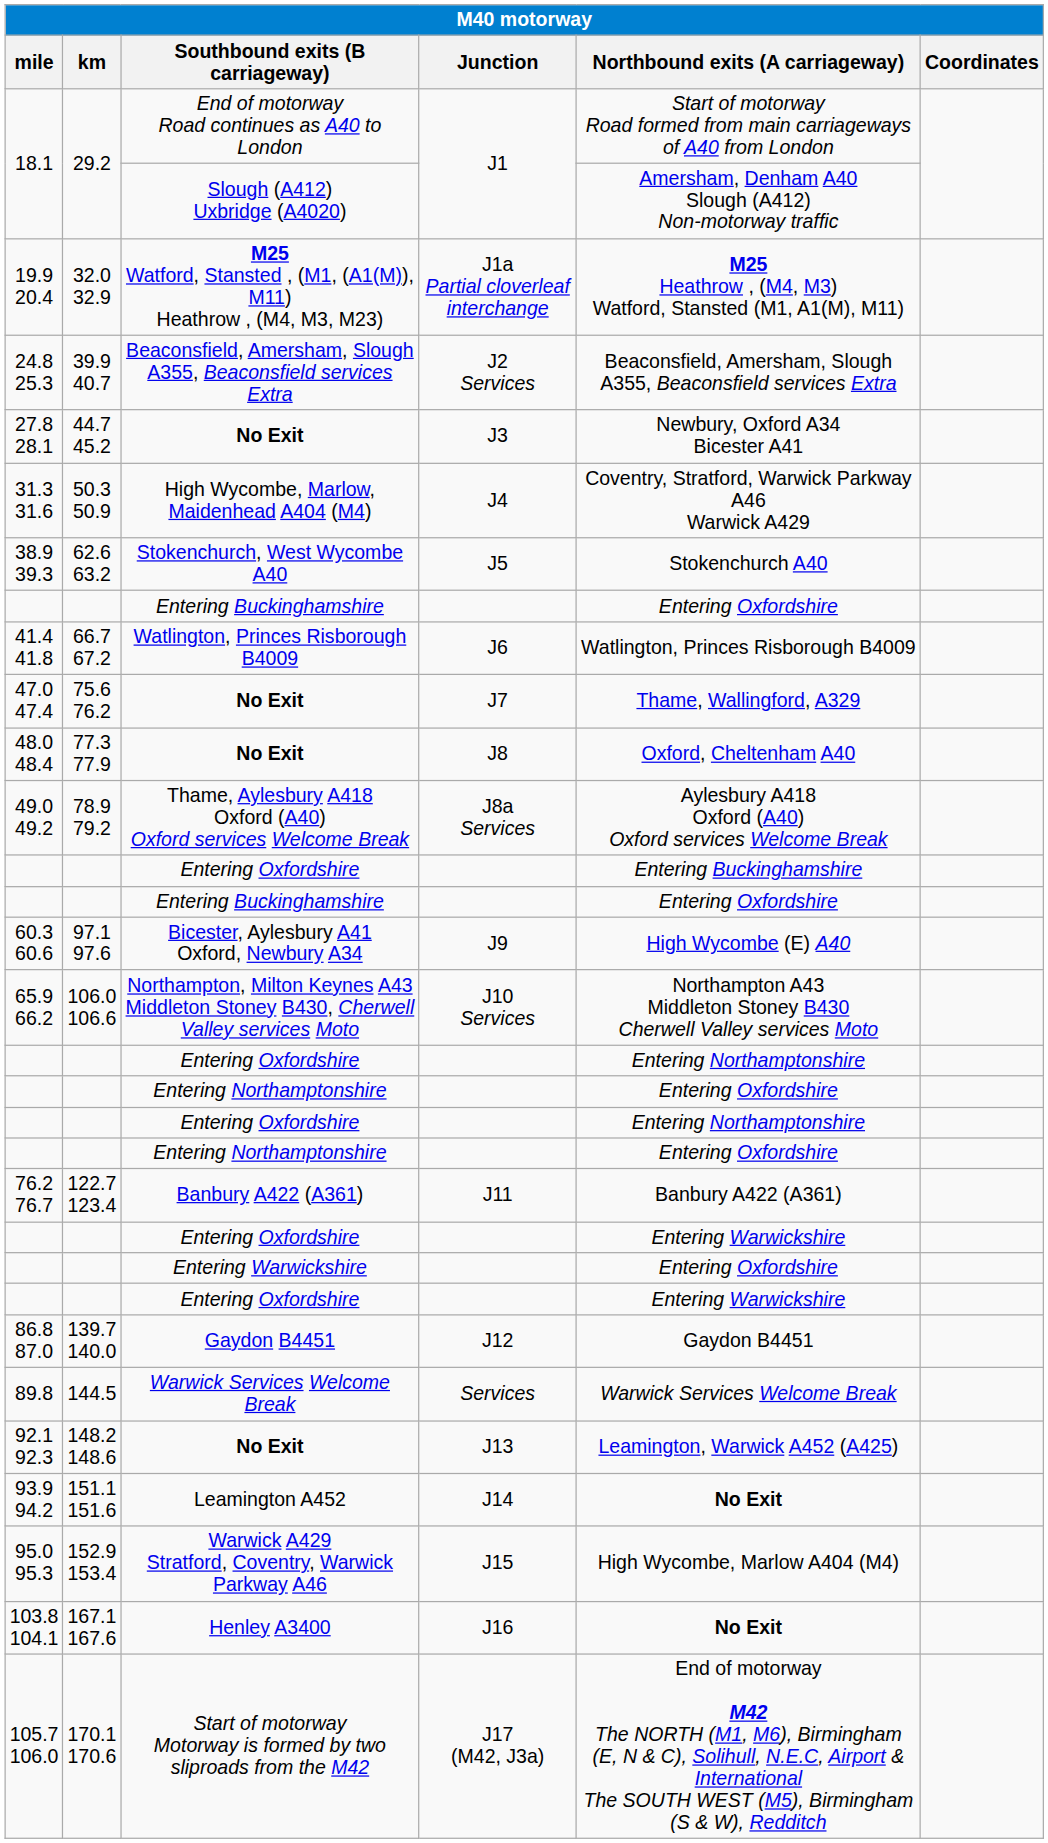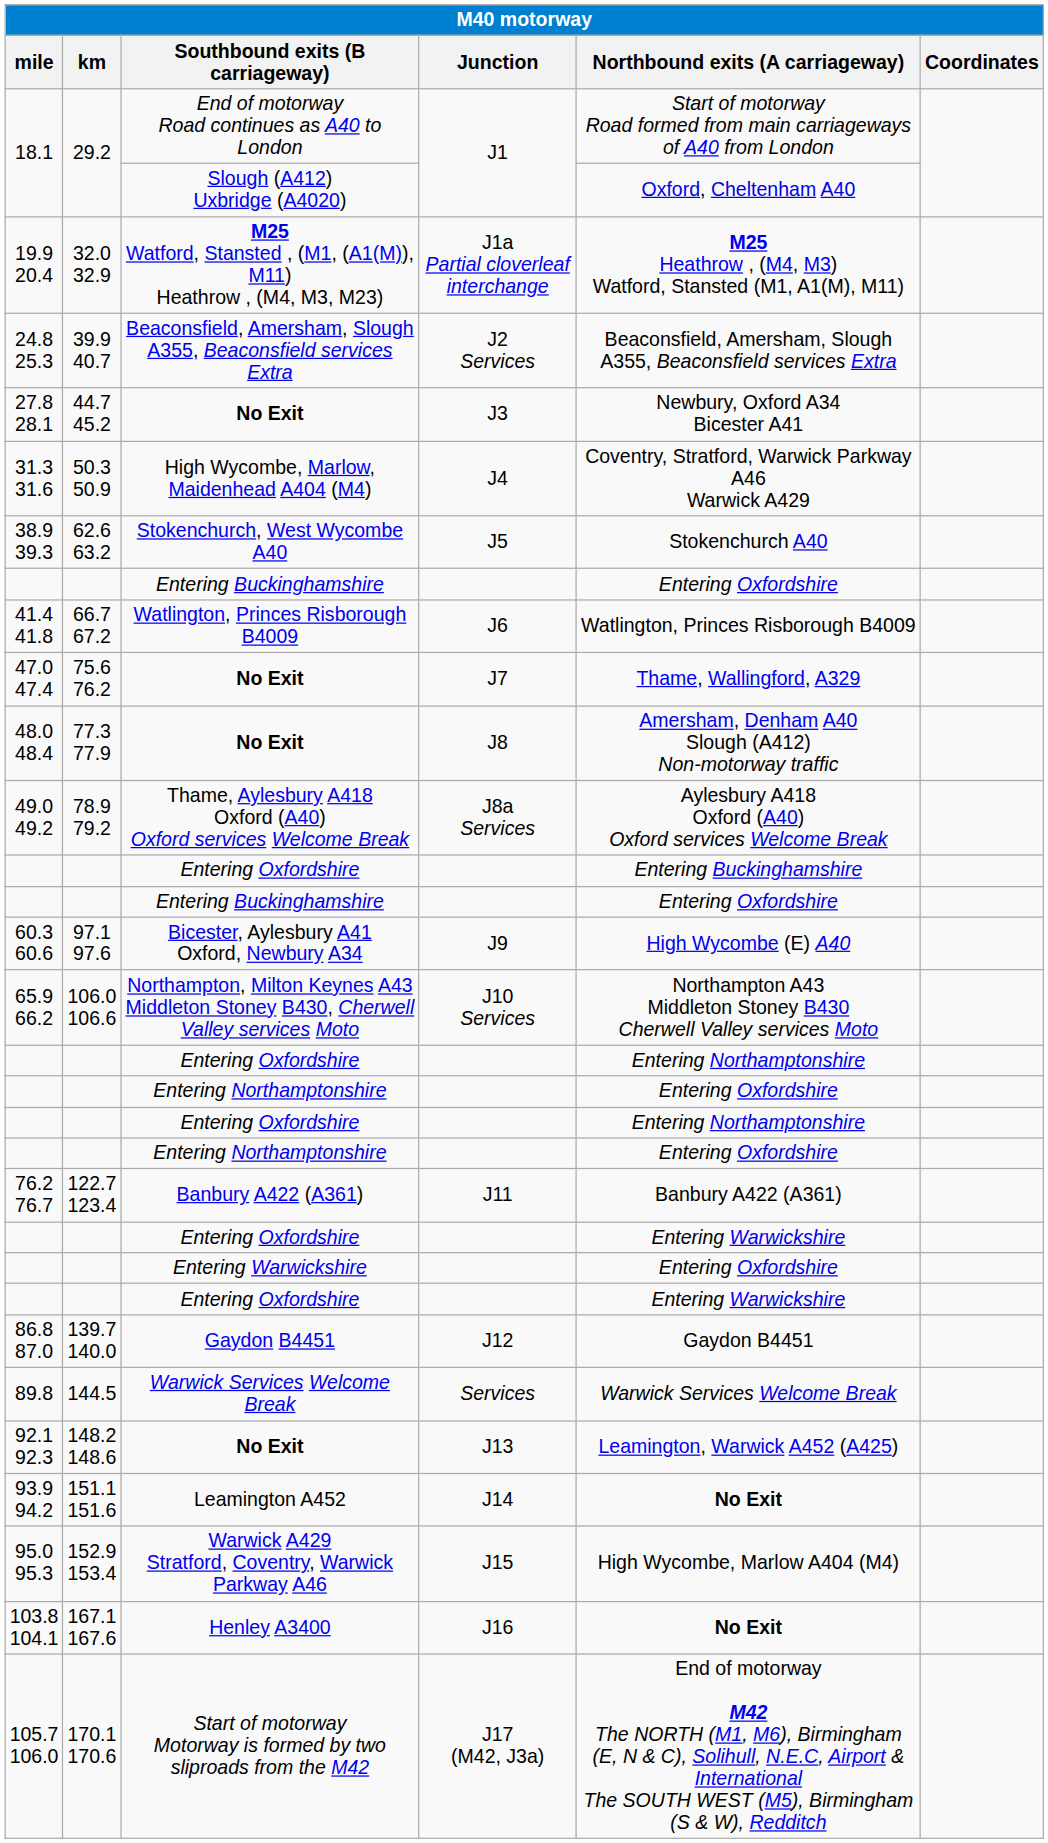(748, 200) Amersham, Denham A40 Slough (A412) Non-motorway traffic -> (748, 189) Oxford, Cheltenham A40
(748, 753) Oxford, Cheltenham A40 -> (748, 742) Amersham, Denham A40 Slough (A412) Non-motorway traffic
